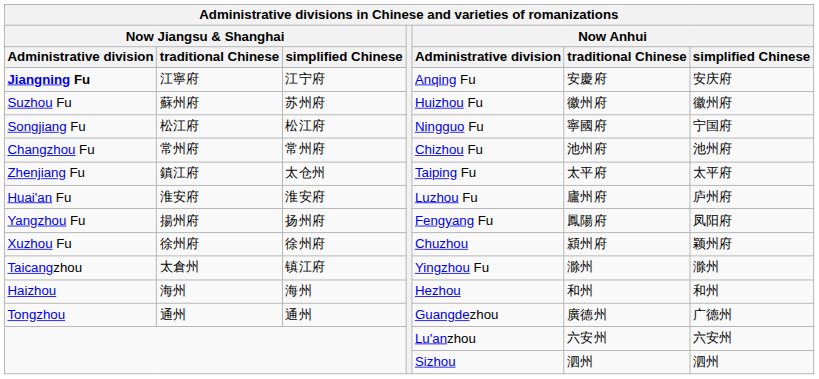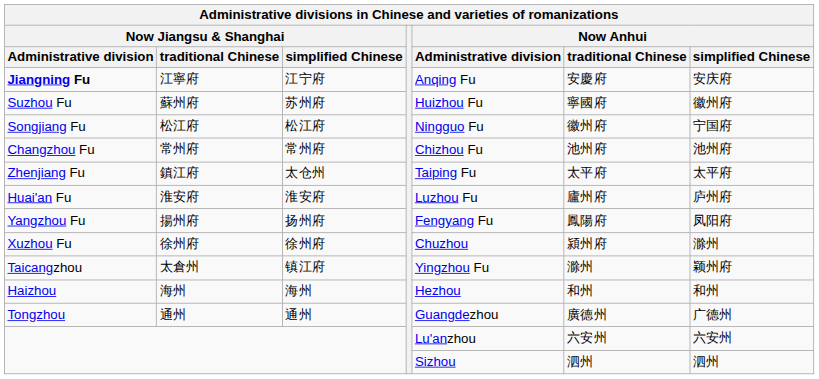(587, 102) 徽州府 -> (587, 102) 寧國府
(587, 126) 寧國府 -> (587, 126) 徽州府
(713, 243) 颖州府 -> (706, 243) 滁州
(706, 267) 滁州 -> (713, 267) 颖州府
